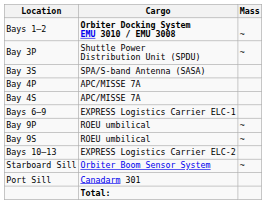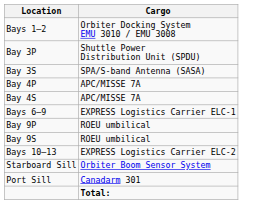- column: (250, 11)
(135, 29) bold -> (135, 29) normal
